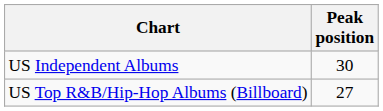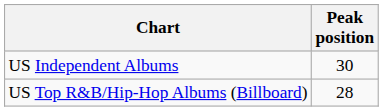(345, 92) 27 -> (345, 92) 28
